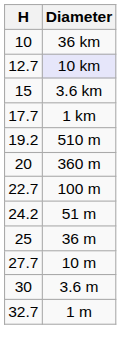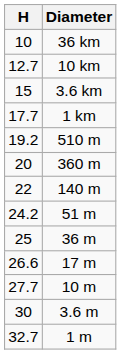(79, 66) lavender background -> (79, 66) no background
+ row: (23, 189)
- row: (23, 189)
+ row: (23, 263)
